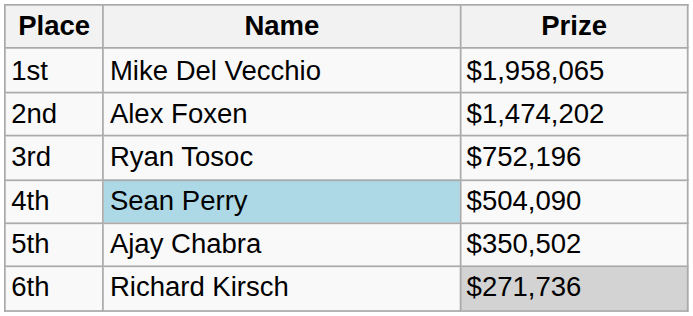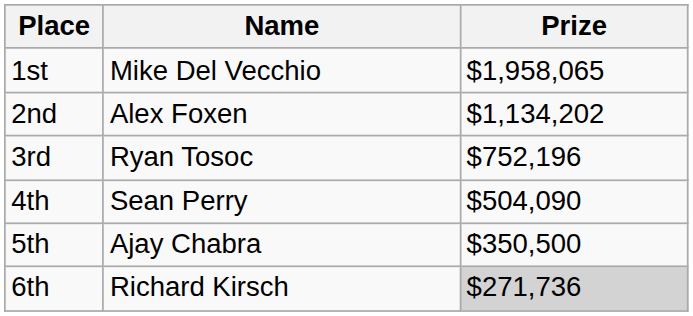(535, 113) $1,474,202 -> (535, 113) $1,134,202
(179, 200) lightblue background -> (179, 200) no background
(524, 244) $350,502 -> (524, 244) $350,500
